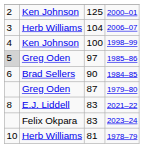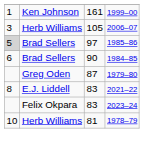+ row: (122, 12)
- row: (122, 12)
(95, 27) 104 -> (95, 27) 105
- row: (122, 43)
(46, 58) Greg Oden -> (48, 43) Brad Sellers
